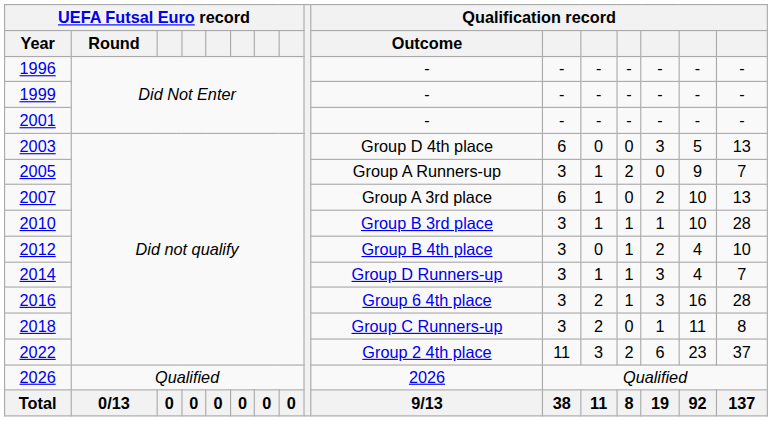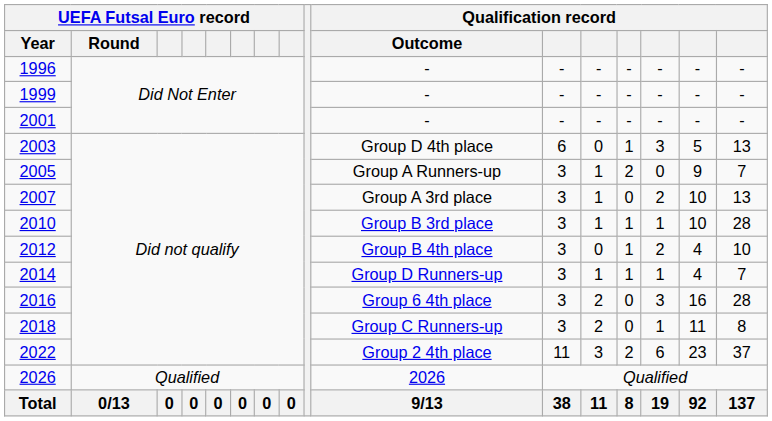(629, 146) 0 -> (629, 146) 1
(562, 198) 6 -> (562, 198) 3
(660, 275) 3 -> (660, 275) 1
(629, 301) 1 -> (629, 301) 0
